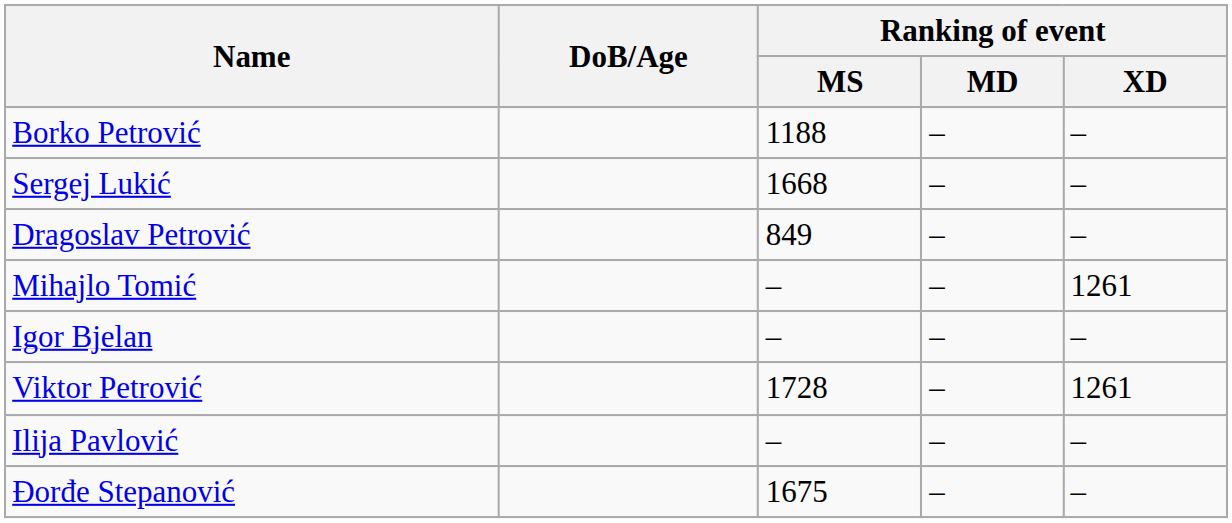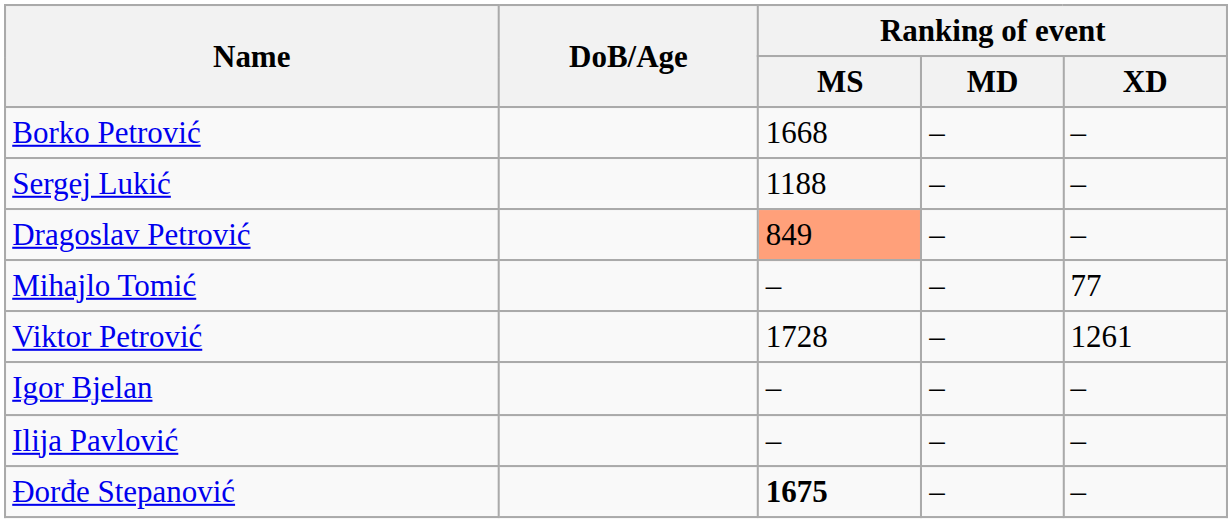(796, 132) 1188 -> (797, 132) 1668
(797, 183) 1668 -> (796, 183) 1188
(789, 234) no background -> (789, 234) lightsalmon background
(1102, 285) 1261 -> (1086, 285) 77
rows swapped: (82, 337) <-> (107, 388)
(797, 490) normal -> (797, 490) bold
